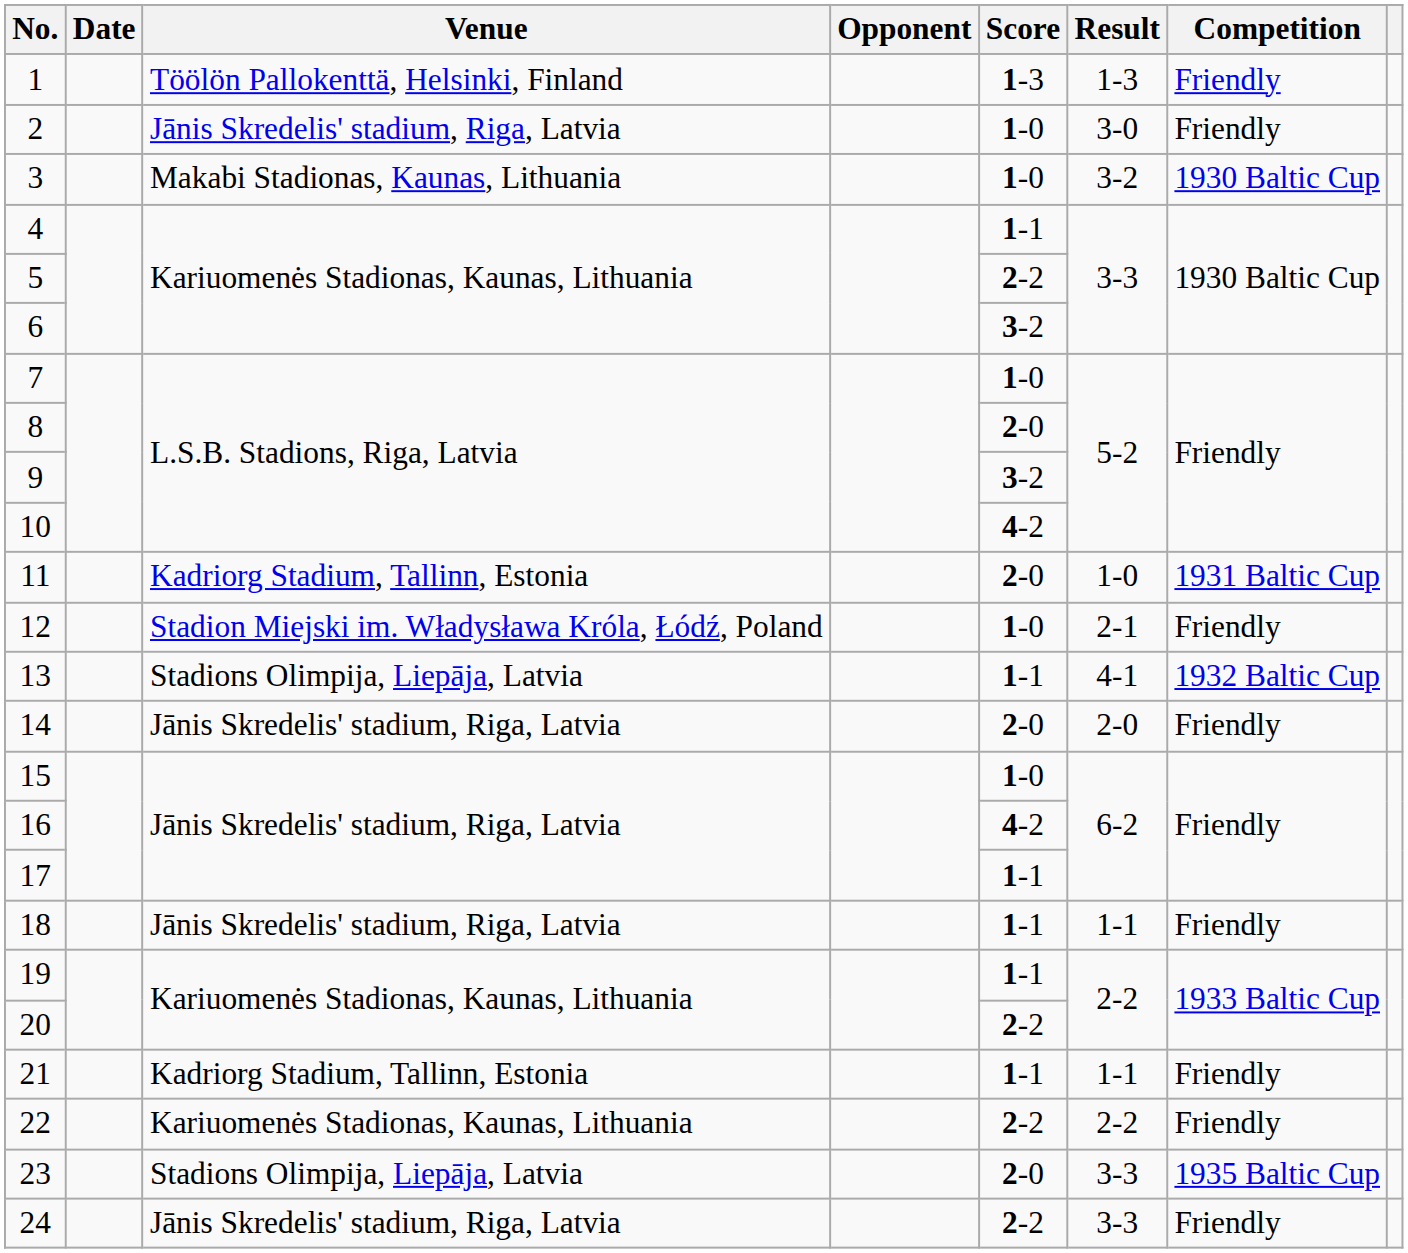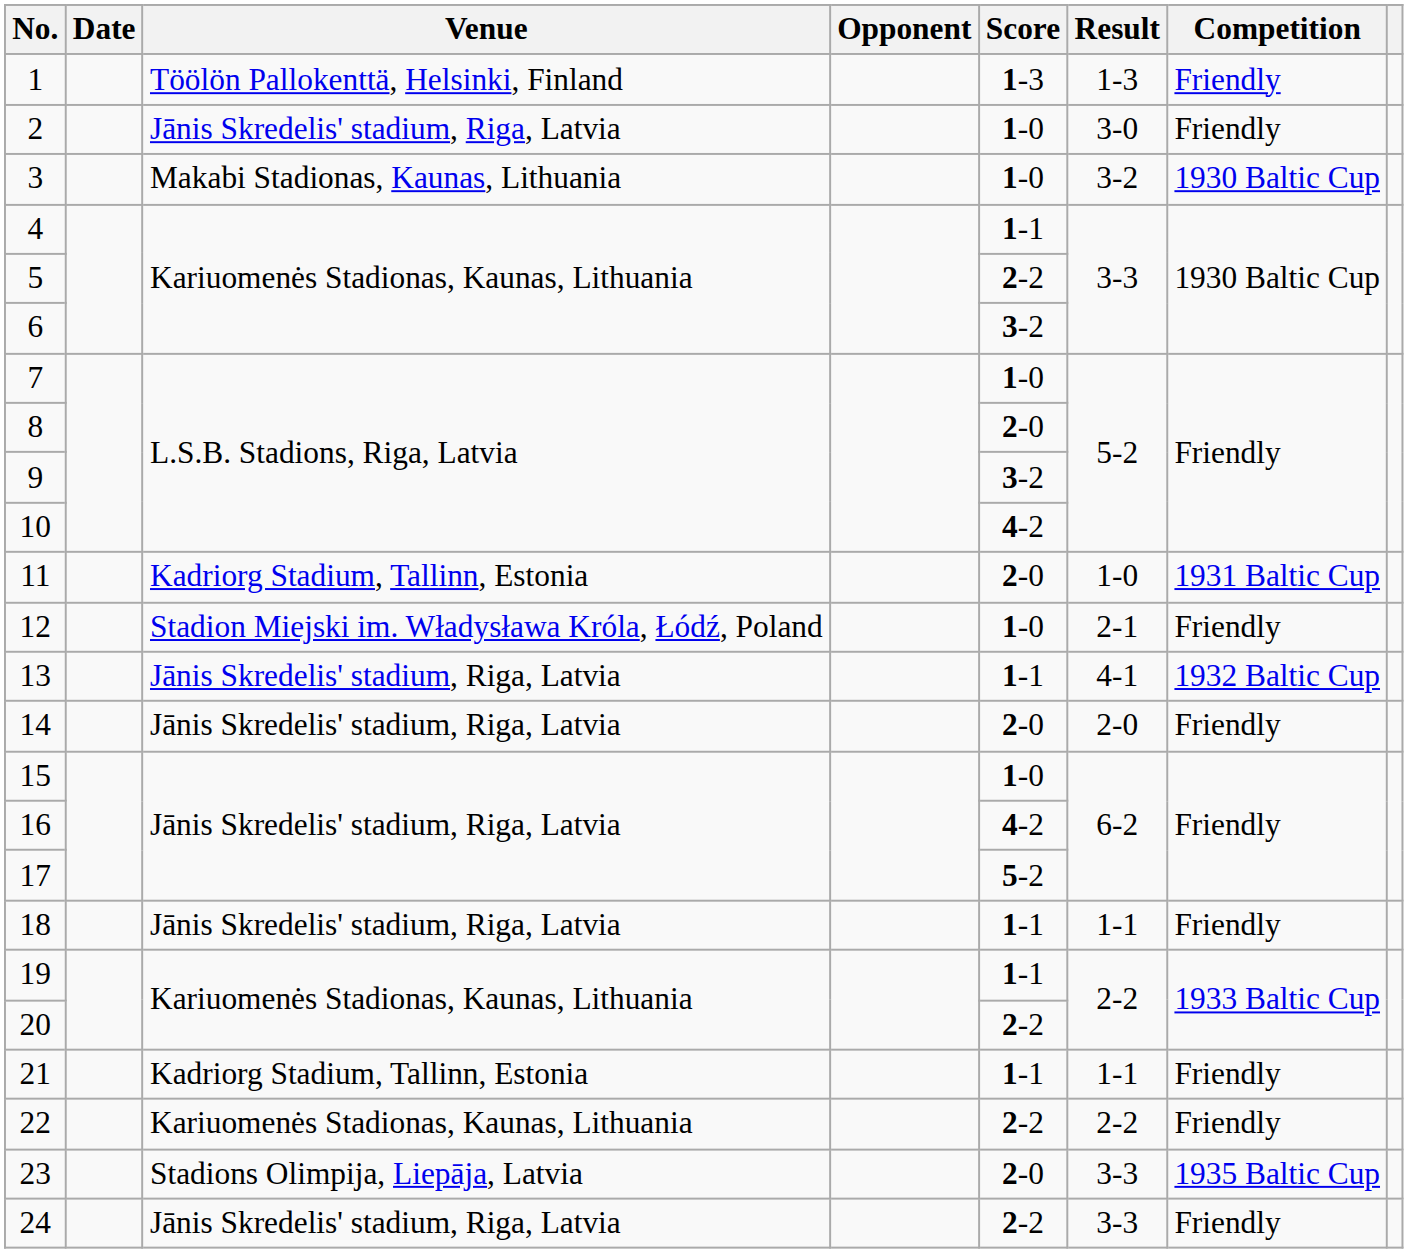(366, 675) Stadions Olimpija, Liepāja, Latvia -> (385, 675) Jānis Skredelis' stadium, Riga, Latvia
(1023, 874) 1-1 -> (1023, 874) 5-2
